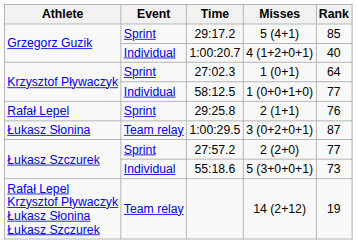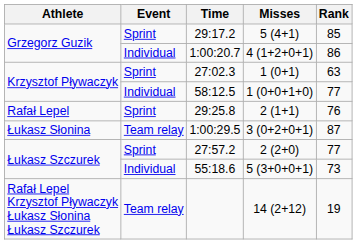(334, 53) 40 -> (334, 53) 86
(334, 72) 64 -> (334, 72) 63
